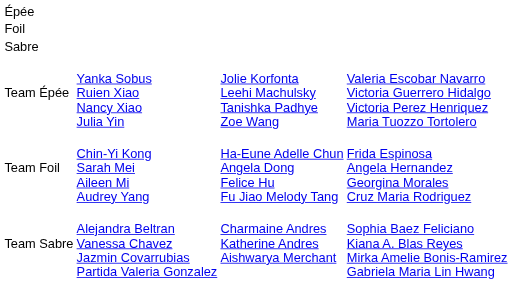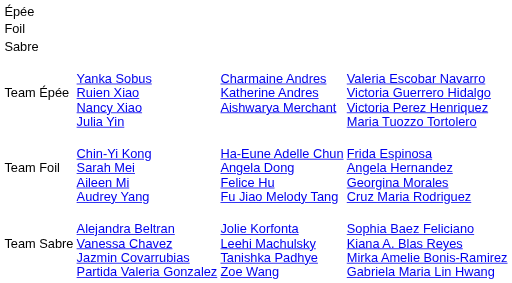(269, 100) Jolie Korfonta Leehi Machulsky Tanishka Padhye Zoe Wang -> (278, 93) Charmaine Andres Katherine Andres Aishwarya Merchant
(278, 243) Charmaine Andres Katherine Andres Aishwarya Merchant -> (269, 250) Jolie Korfonta Leehi Machulsky Tanishka Padhye Zoe Wang
